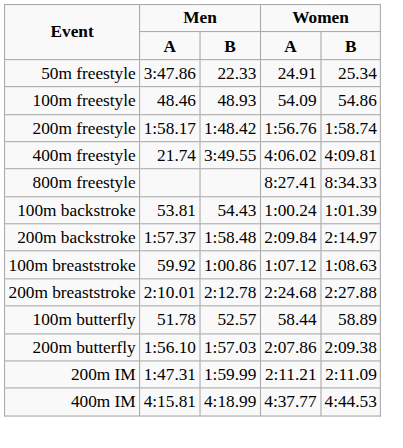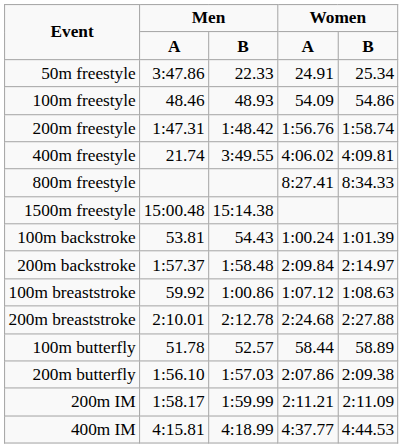(170, 127) 1:58.17 -> (178, 127) 1:47.31
+ row: (80, 210)
(170, 374) 1:47.31 -> (178, 401) 1:58.17
